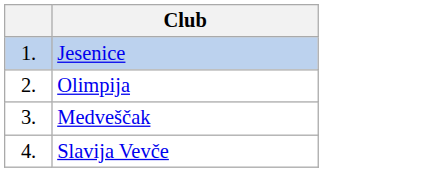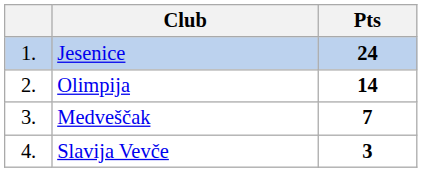+ column: (367, 20)
